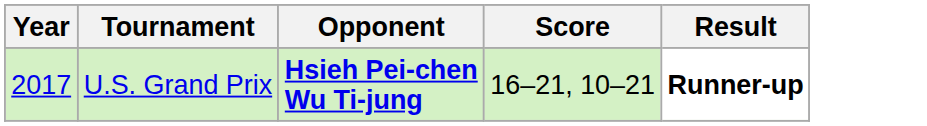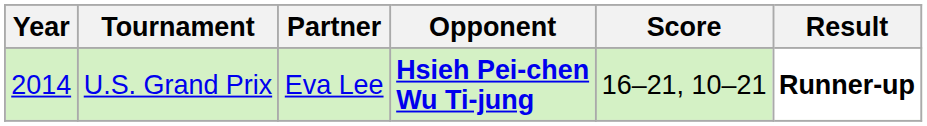+ column: (334, 27)
(41, 84) 2017 -> (41, 84) 2014
